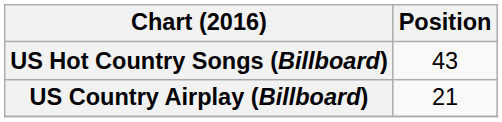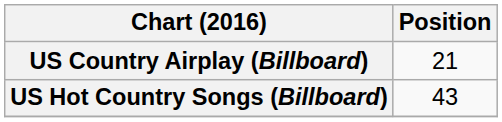rows swapped: (199, 97) <-> (199, 60)
